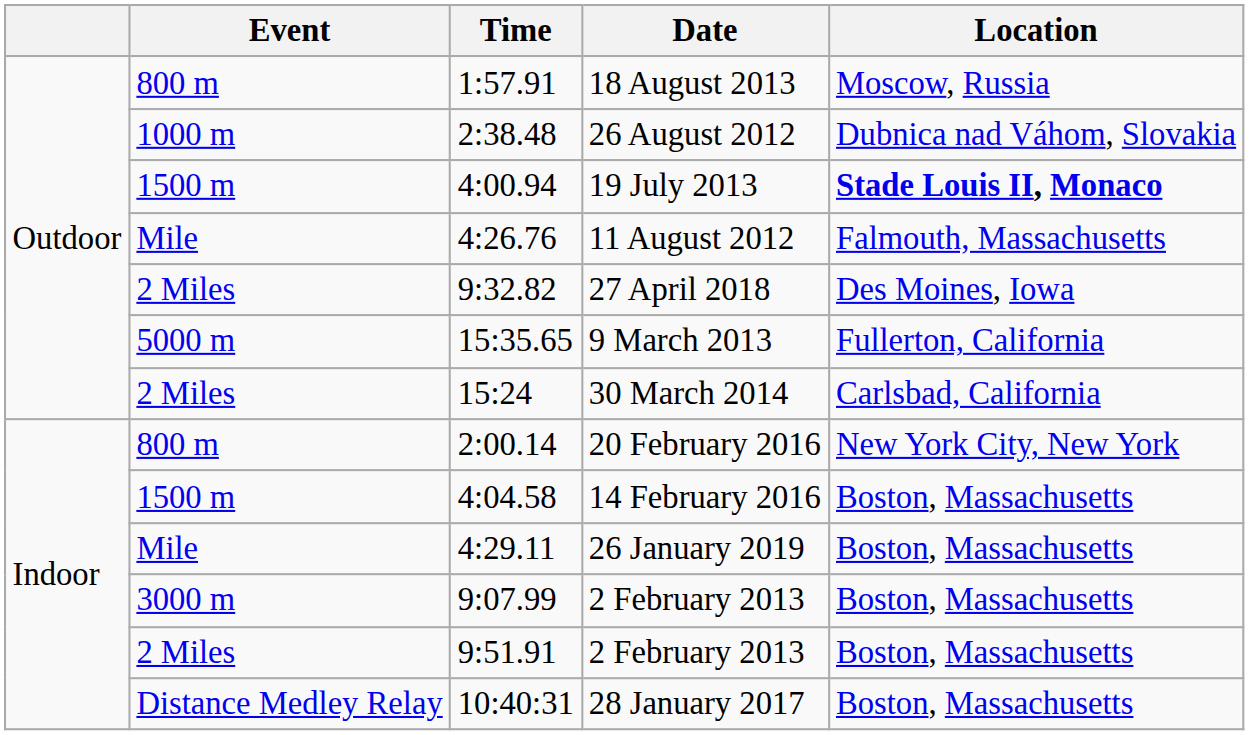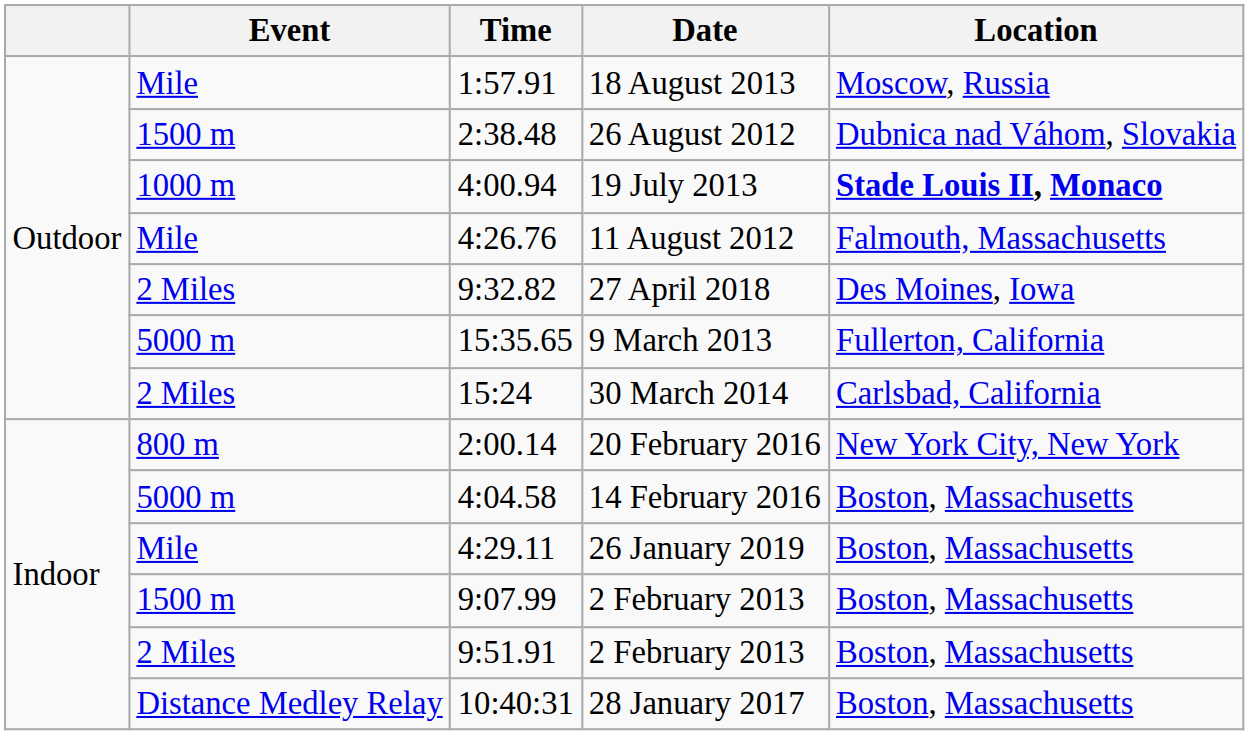(178, 82) 800 m -> (167, 82) Mile
(186, 133) 1000 m -> (186, 133) 1500 m
(186, 185) 1500 m -> (186, 185) 1000 m
(186, 496) 1500 m -> (186, 496) 5000 m
(186, 599) 3000 m -> (186, 599) 1500 m
